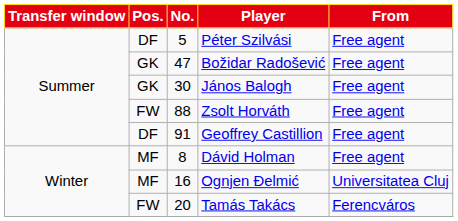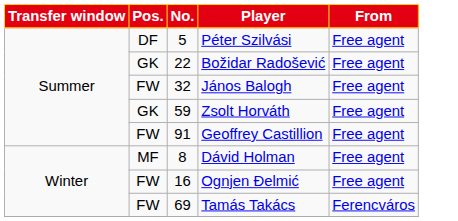(182, 63) 47 -> (182, 63) 22
(148, 87) GK -> (148, 87) FW
(182, 87) 30 -> (182, 87) 32
(148, 110) FW -> (148, 110) GK
(182, 110) 88 -> (182, 110) 59
(148, 134) DF -> (148, 134) FW
(148, 181) MF -> (148, 181) FW
(391, 181) Universitatea Cluj -> (368, 181) Free agent
(182, 205) 20 -> (182, 205) 69
